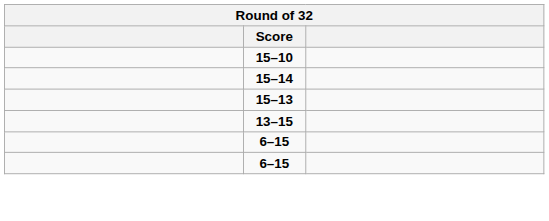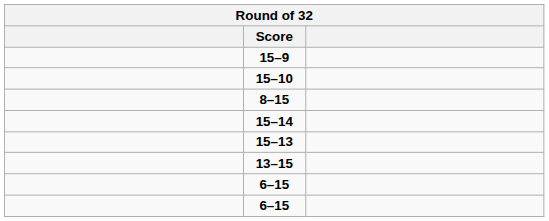+ row: (124, 58)
+ row: (124, 100)
